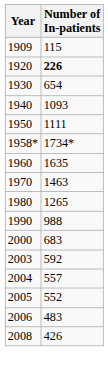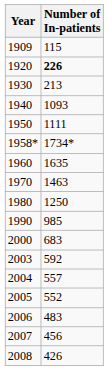(53, 85) 654 -> (53, 85) 213
(56, 201) 1265 -> (56, 201) 1250
(53, 220) 988 -> (53, 220) 985
+ row: (20, 336)
